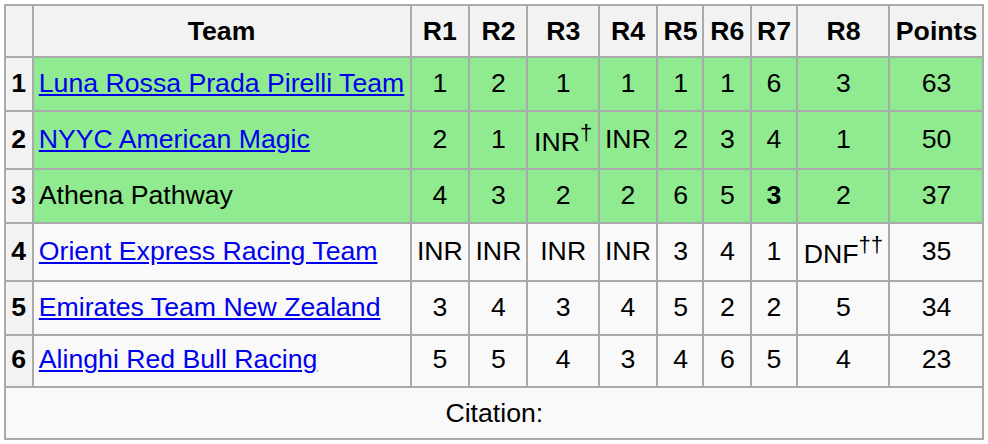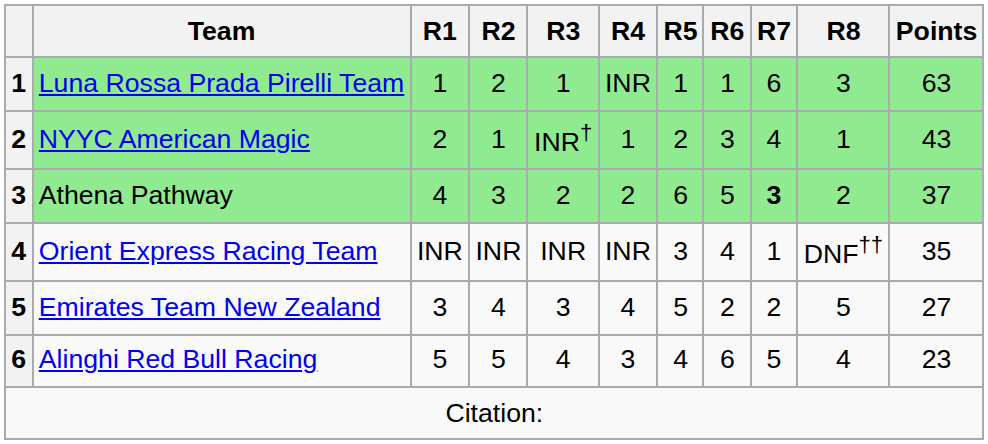(628, 83) 1 -> (628, 83) INR
(628, 139) INR -> (628, 139) 1
(937, 139) 50 -> (937, 139) 43
(937, 307) 34 -> (937, 307) 27
